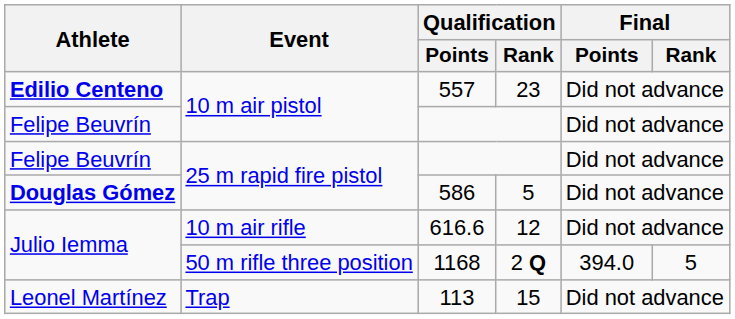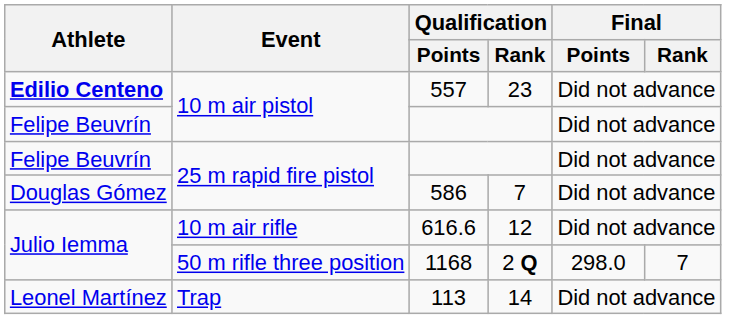(93, 193) bold -> (88, 193) normal
(528, 193) 5 -> (520, 193) 7
(607, 263) 394.0 -> (598, 263) 298.0
(691, 263) 5 -> (682, 263) 7
(528, 297) 15 -> (520, 297) 14
